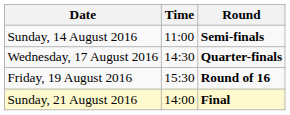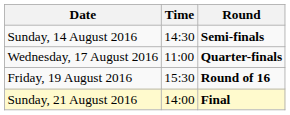(179, 36) 11:00 -> (179, 36) 14:30
(179, 57) 14:30 -> (179, 57) 11:00
